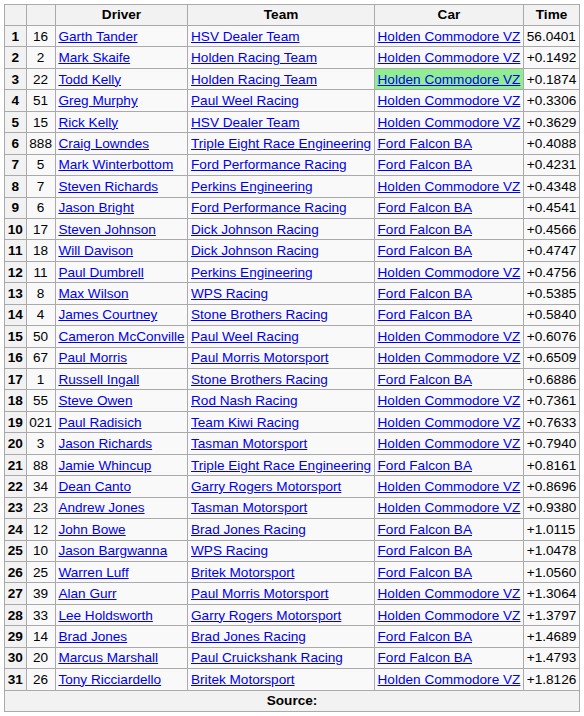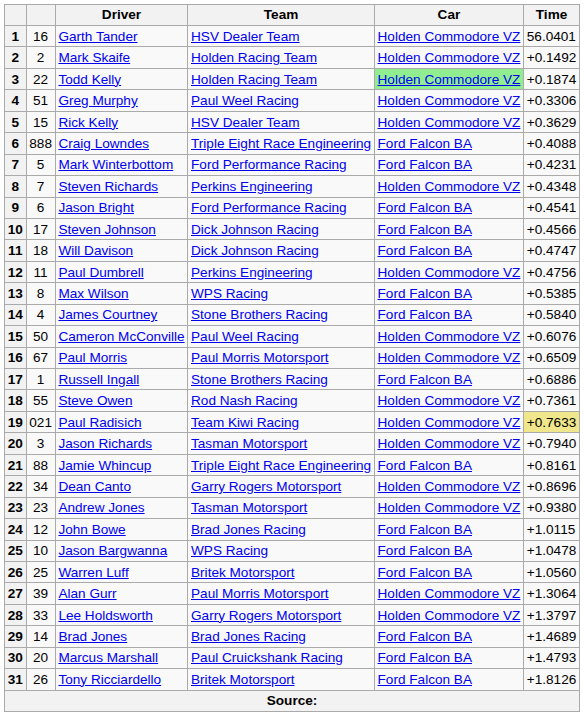(552, 422) no background -> (552, 422) khaki background
(449, 679) Holden Commodore VZ -> (425, 679) Ford Falcon BA
